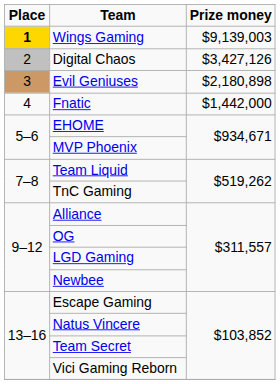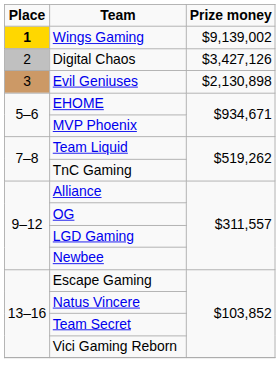(237, 37) $9,139,003 -> (237, 37) $9,139,002
(237, 81) $2,180,898 -> (237, 81) $2,130,898
- row: (72, 103)
